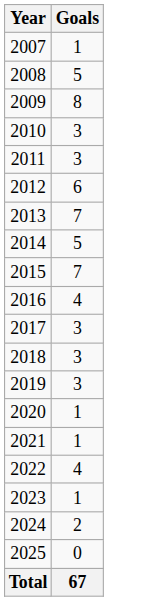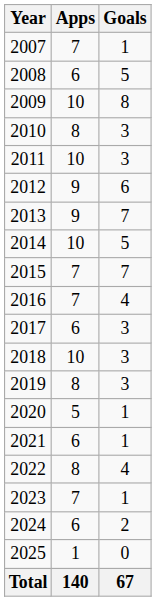+ column: (75, 18)
